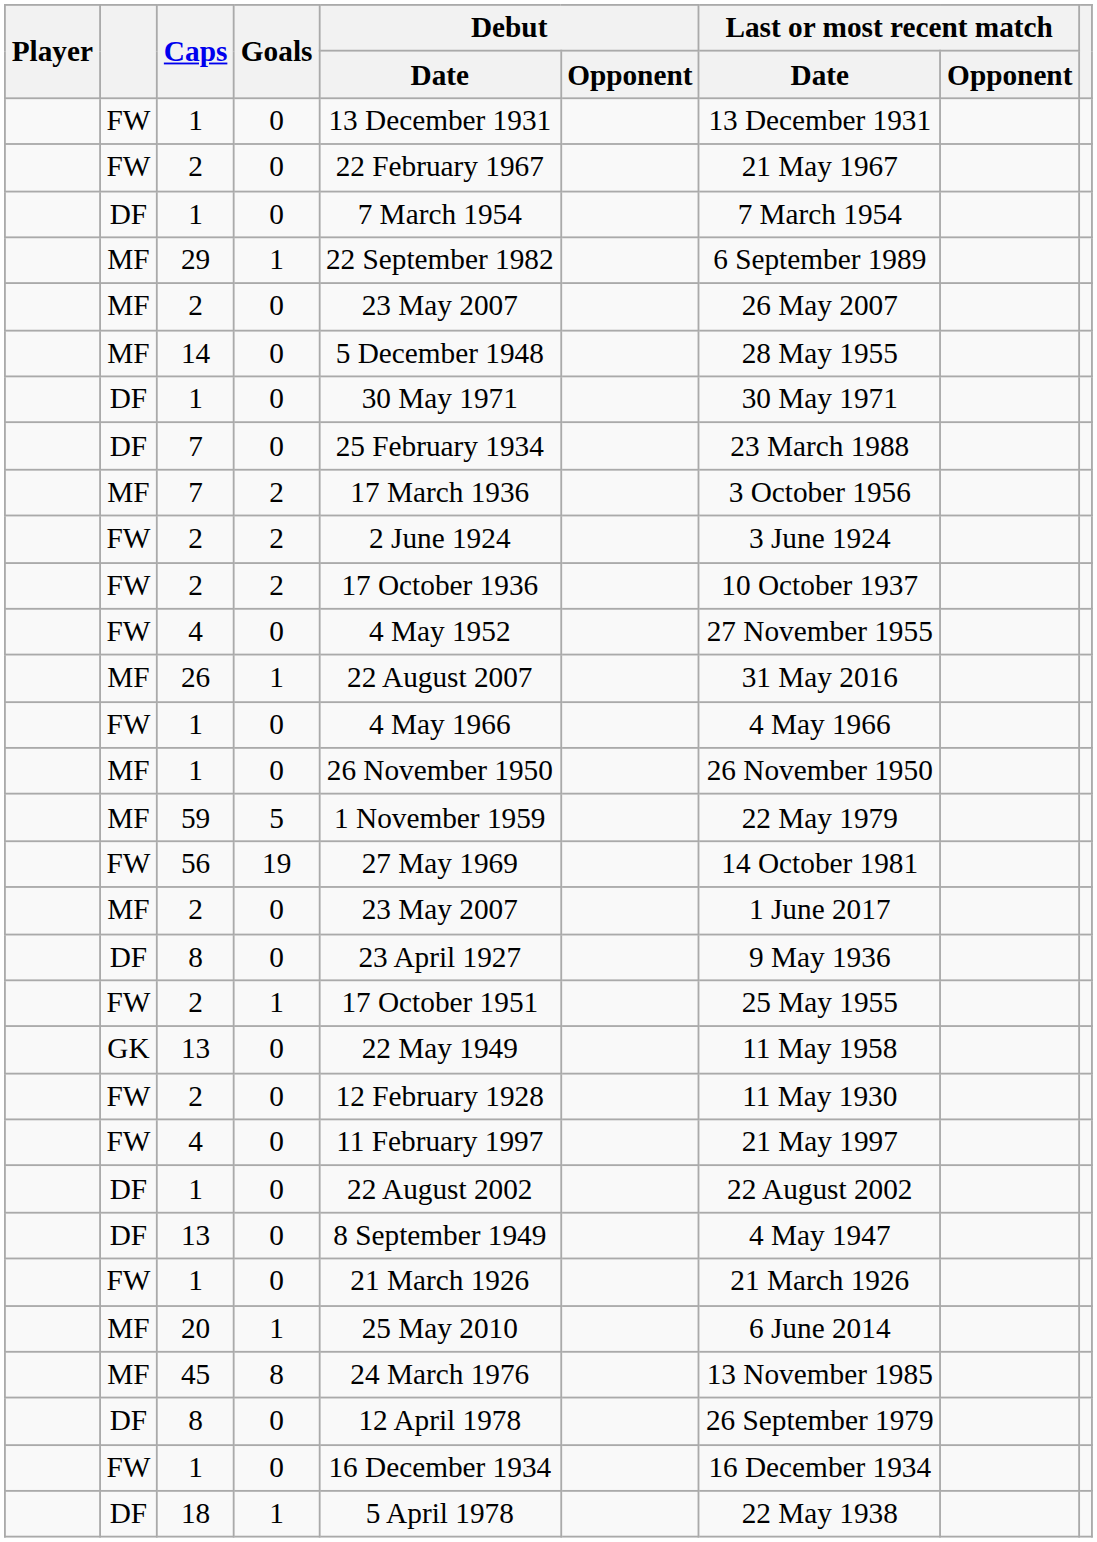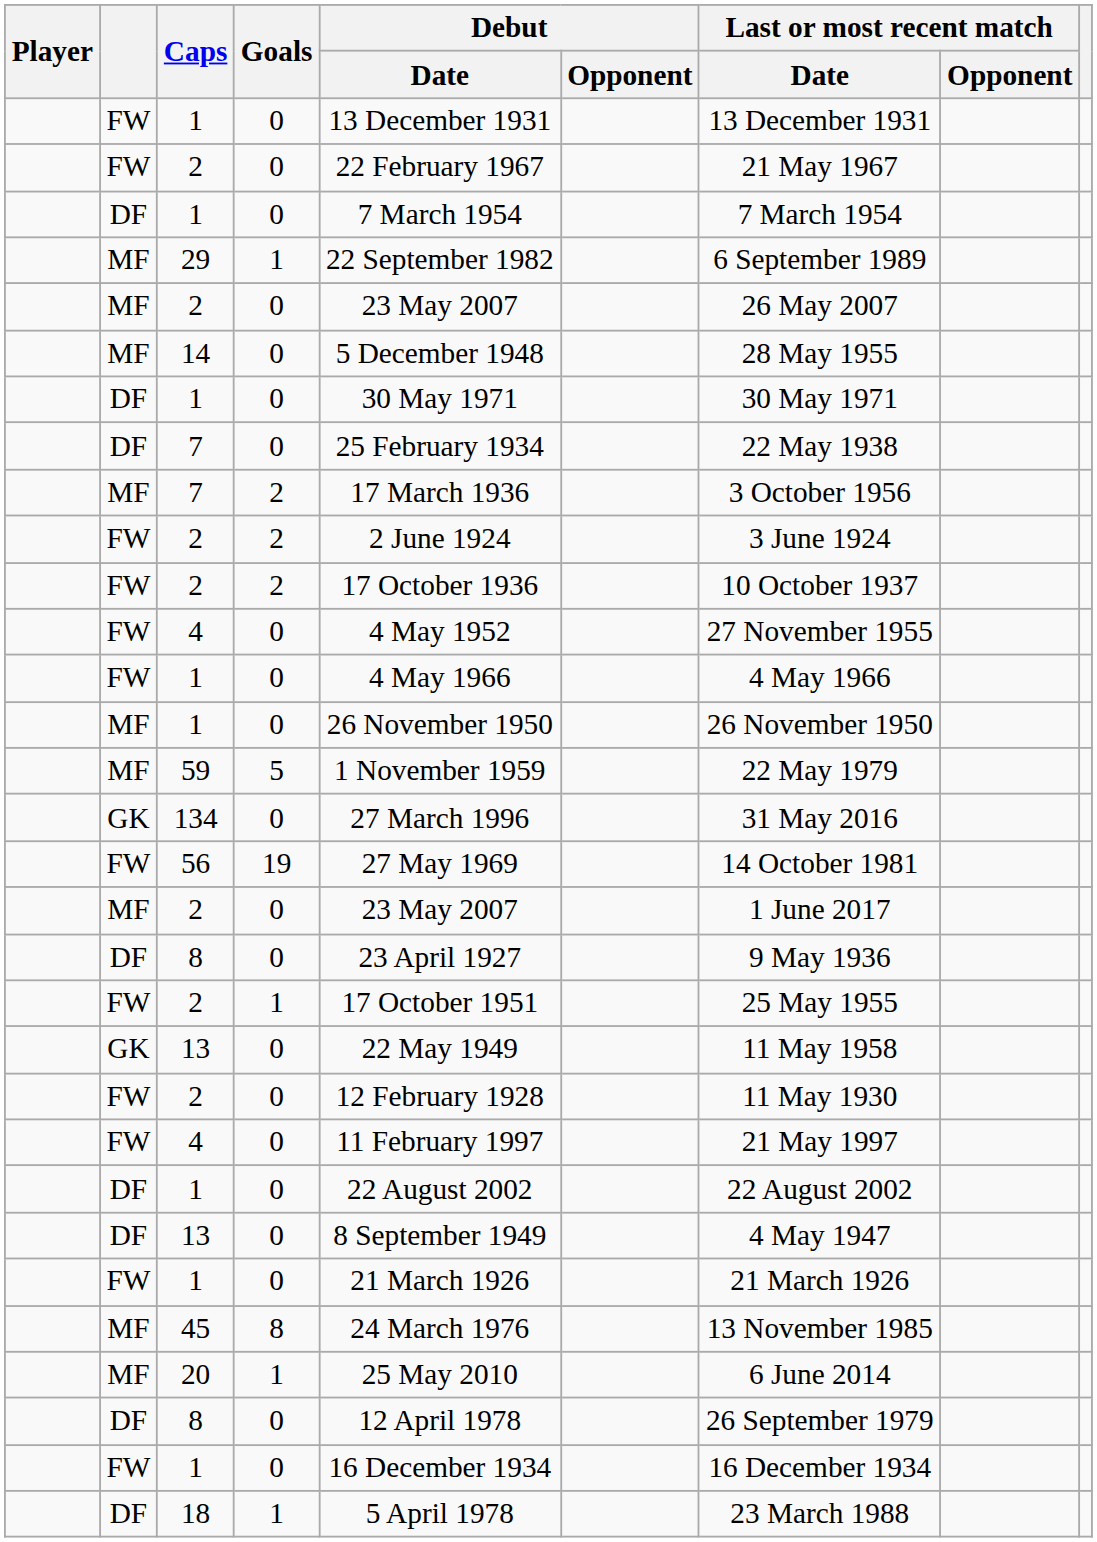(820, 445) 23 March 1988 -> (820, 445) 22 May 1938
- row: (128, 677)
+ row: (128, 817)
rows swapped: (128, 1374) <-> (128, 1327)
(820, 1513) 22 May 1938 -> (820, 1513) 23 March 1988
